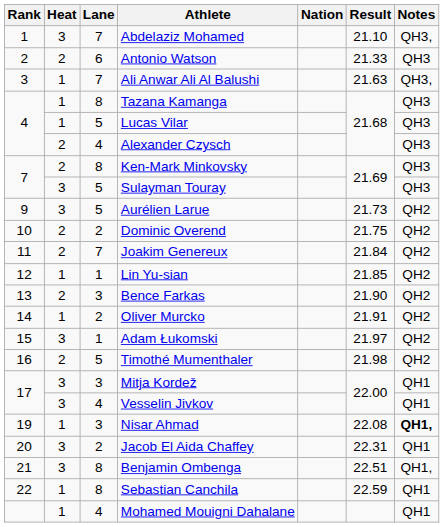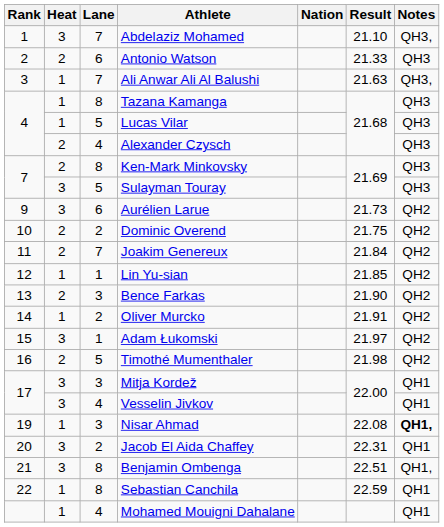(99, 209) 5 -> (99, 209) 6
